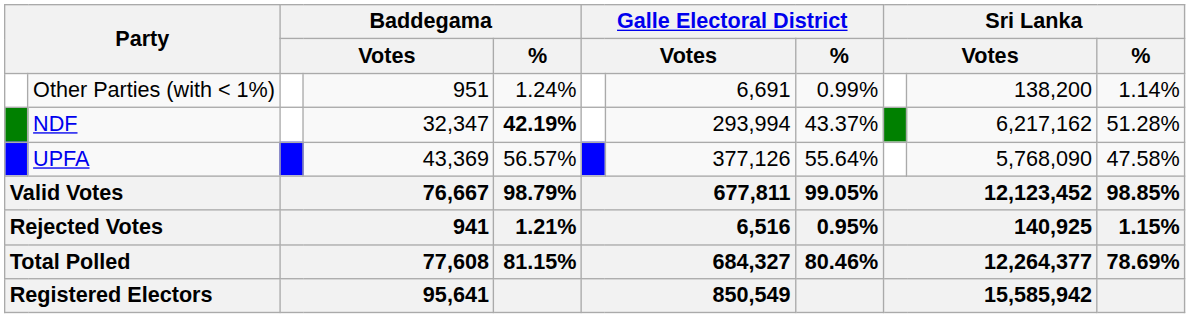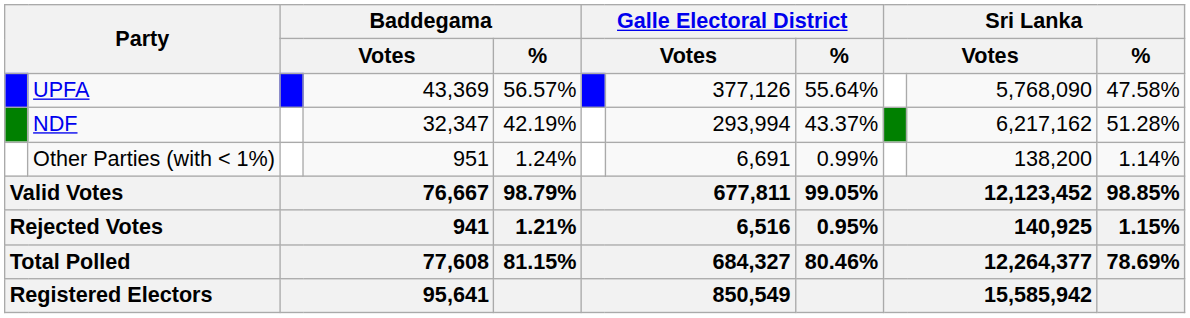rows swapped: (61, 158) <-> (154, 90)
(540, 124) bold -> (540, 124) normal
